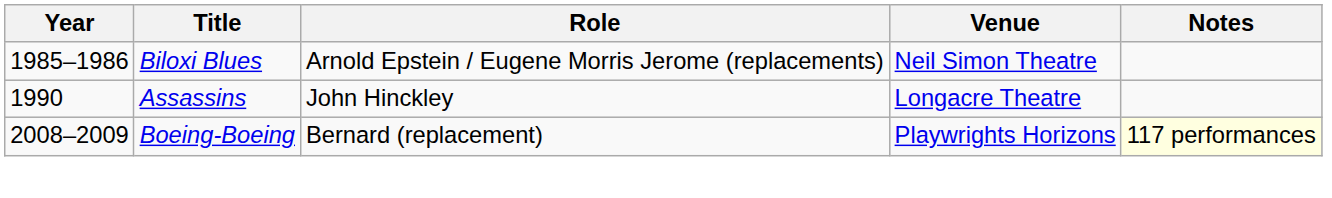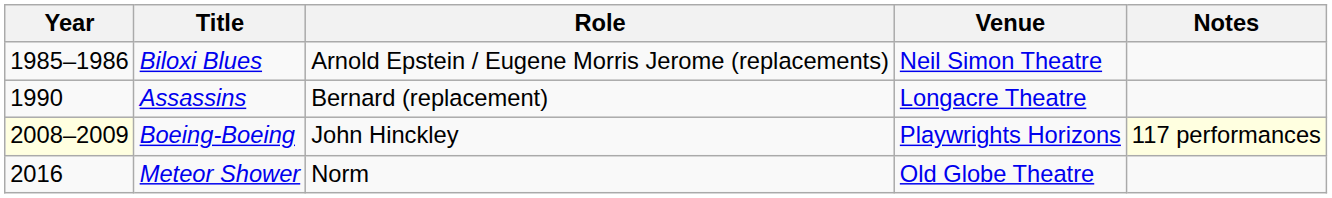(380, 98) John Hinckley -> (430, 98) Bernard (replacement)
(69, 135) no background -> (69, 135) lightyellow background
(424, 135) Bernard (replacement) -> (385, 135) John Hinckley
+ row: (220, 173)
